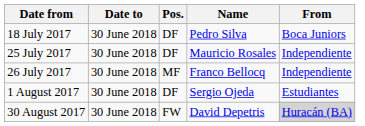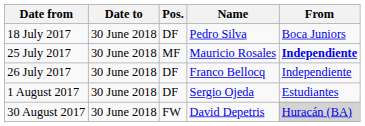(170, 53) DF -> (171, 53) MF
(317, 53) normal -> (319, 53) bold
(171, 72) MF -> (170, 72) DF
